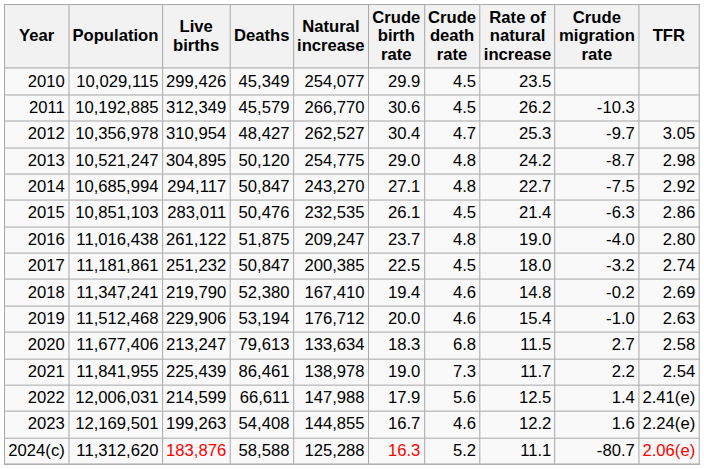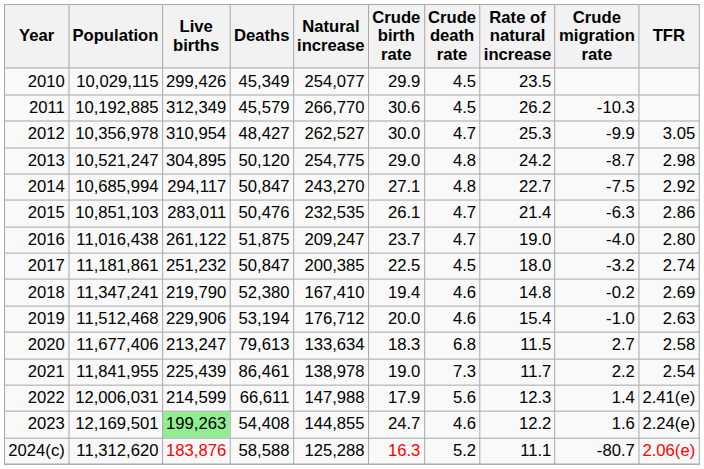(404, 134) 30.4 -> (404, 134) 30.0
(620, 134) -9.7 -> (620, 134) -9.9
(465, 213) 4.5 -> (465, 213) 4.7
(465, 239) 4.8 -> (465, 239) 4.7
(535, 398) 12.5 -> (535, 398) 12.3
(196, 424) no background -> (196, 424) lightgreen background
(404, 424) 16.7 -> (404, 424) 24.7
